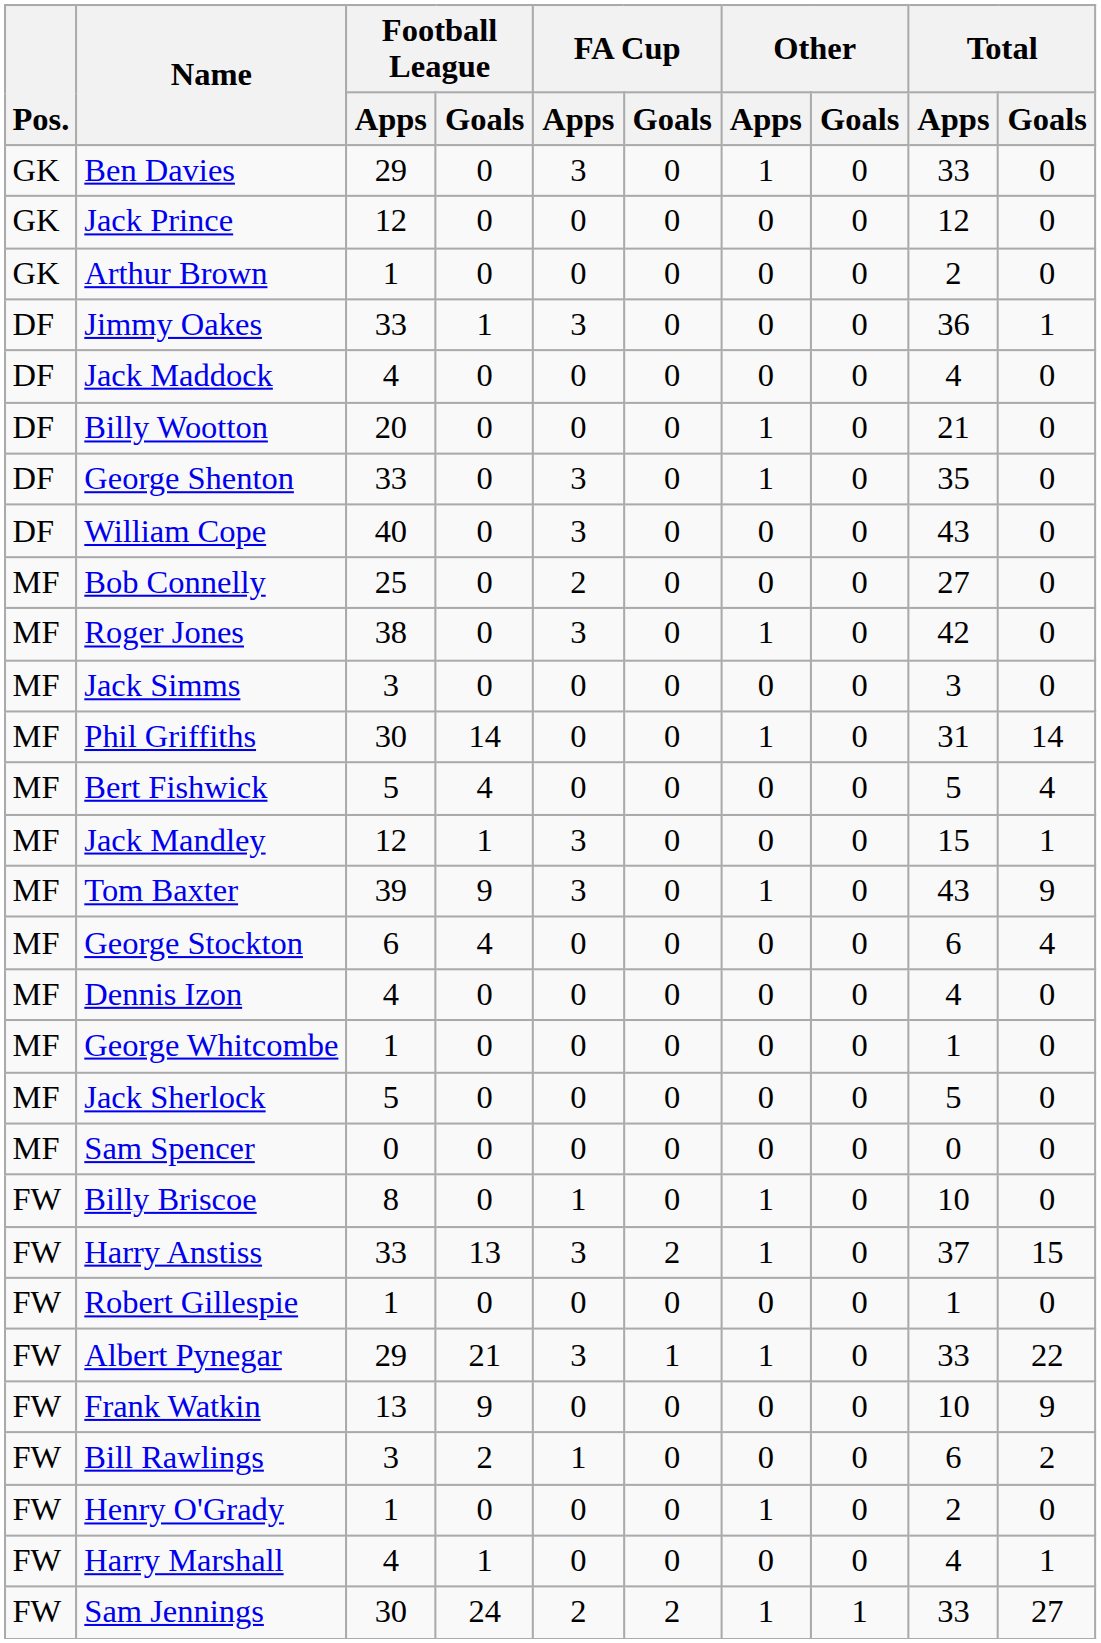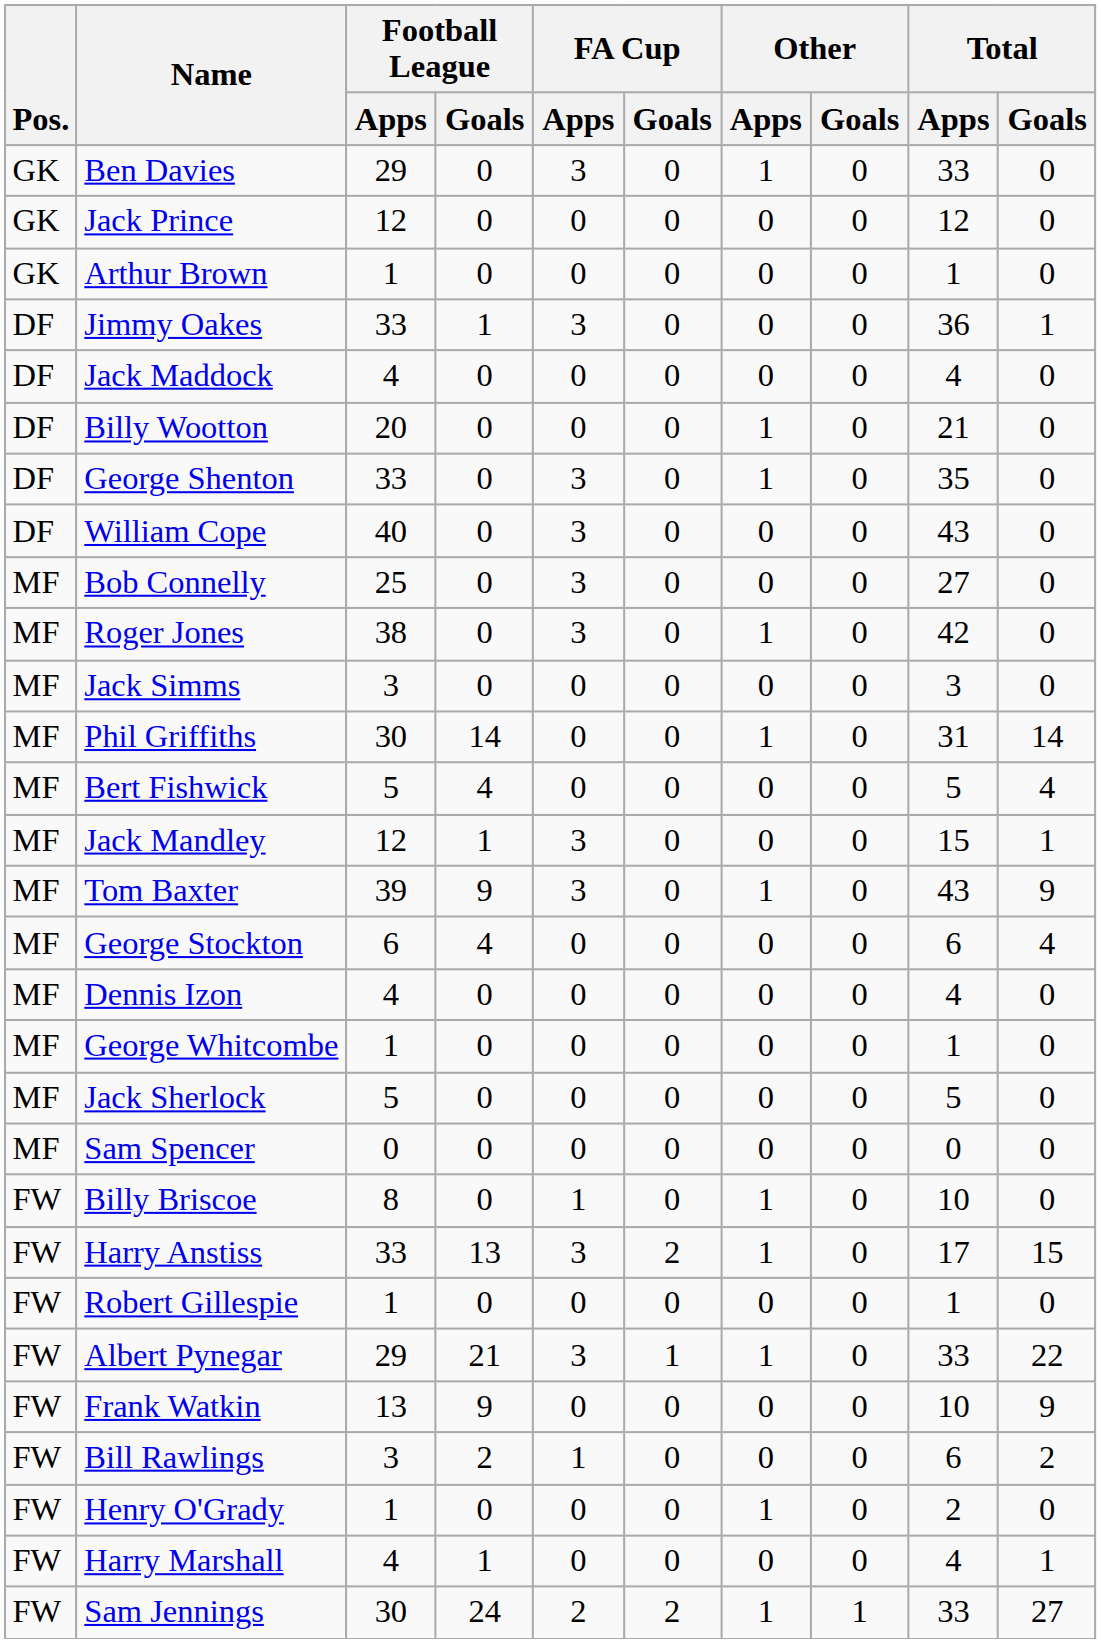(953, 272) 2 -> (953, 272) 1
(578, 581) 2 -> (578, 581) 3
(953, 1251) 37 -> (953, 1251) 17
